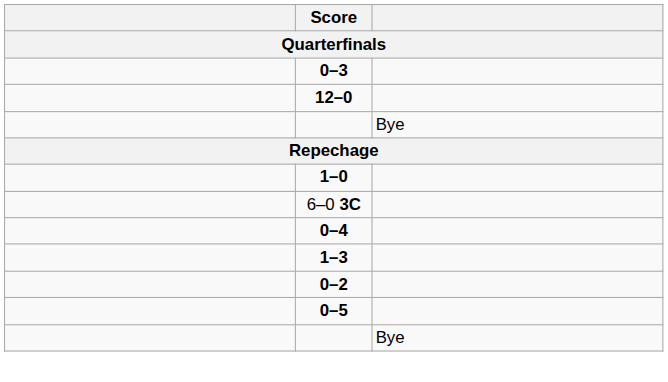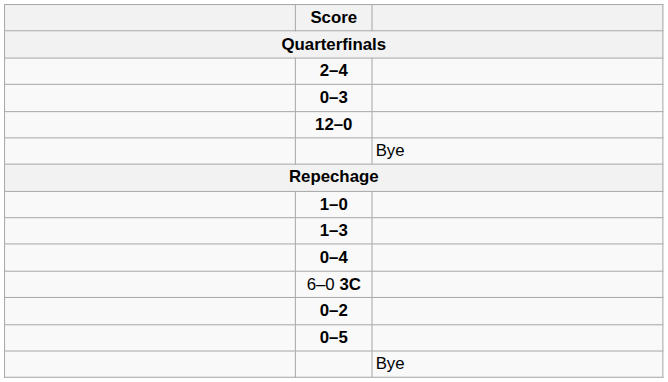+ row: (334, 71)
rows swapped: (334, 204) <-> (334, 257)
